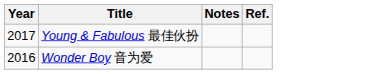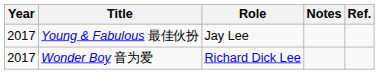+ column: (253, 14)
(21, 58) 2016 -> (21, 58) 2017
